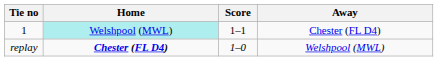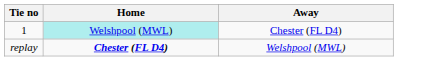- column: (238, 13)
